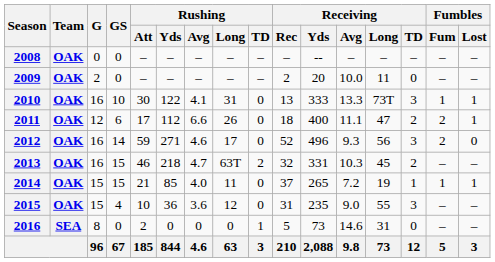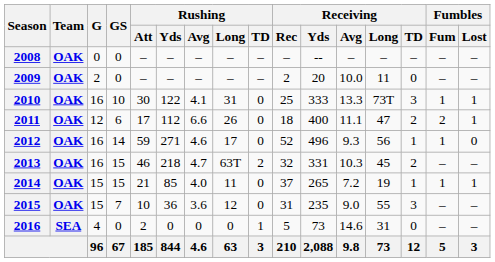(287, 99) 13 -> (287, 99) 25
(414, 141) 3 -> (414, 141) 1
(442, 141) 2 -> (442, 141) 1
(118, 204) 4 -> (118, 204) 7
(97, 225) 8 -> (97, 225) 4
